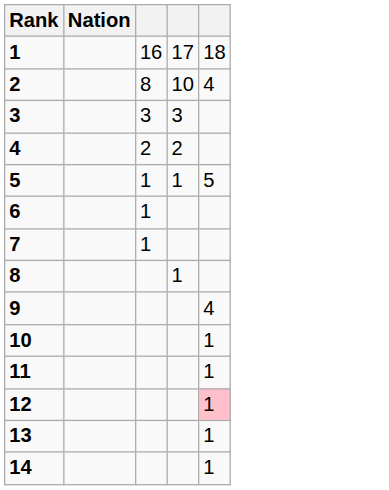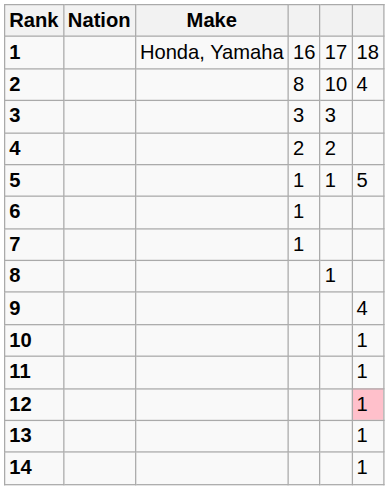+ column: (212, 20)
